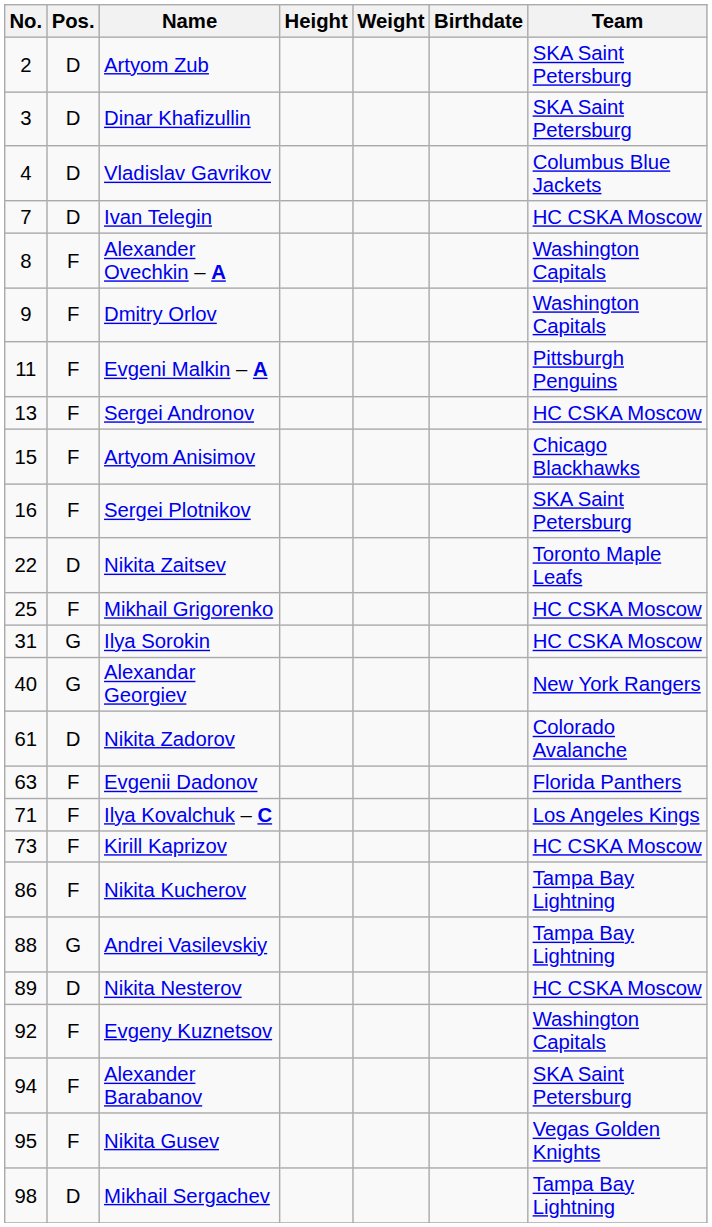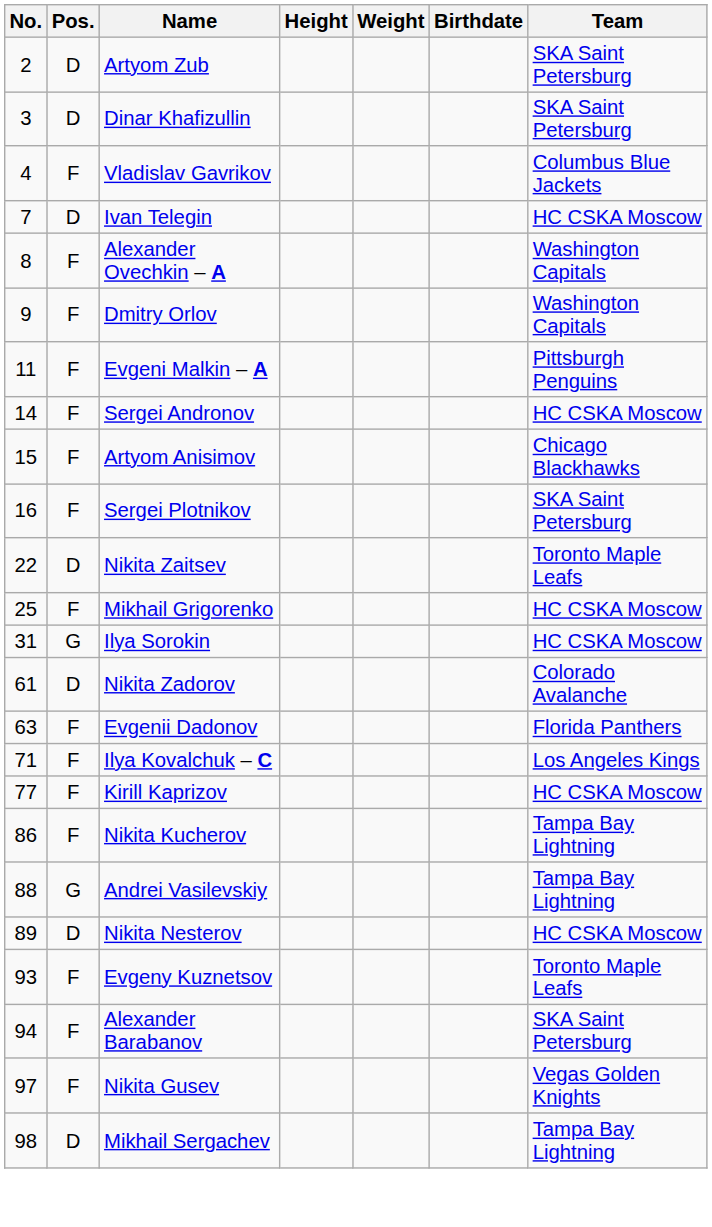(73, 174) D -> (73, 174) F
(26, 413) 13 -> (26, 413) 14
- row: (150, 685)
(26, 847) 73 -> (26, 792) 77
(26, 1031) 92 -> (26, 977) 93
(586, 1031) Washington Capitals -> (597, 977) Toronto Maple Leafs
(26, 1141) 95 -> (26, 1086) 97
